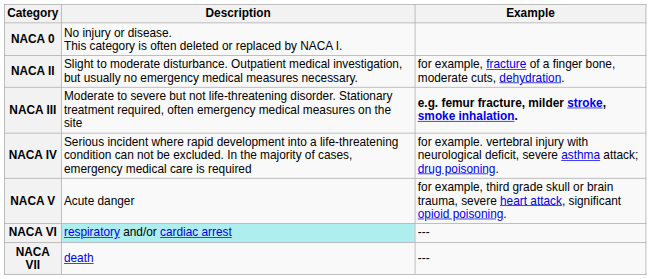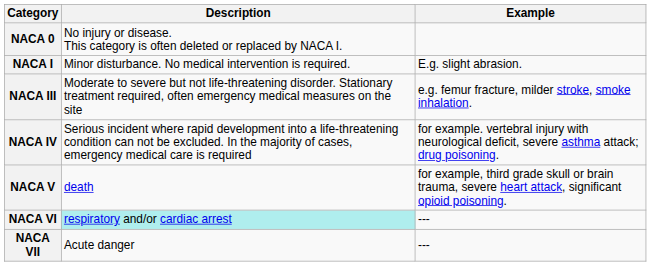+ row: (33, 64)
- row: (33, 71)
(512, 110) bold -> (524, 96) normal
(99, 201) Acute danger -> (79, 187) death
(79, 258) death -> (99, 245) Acute danger
